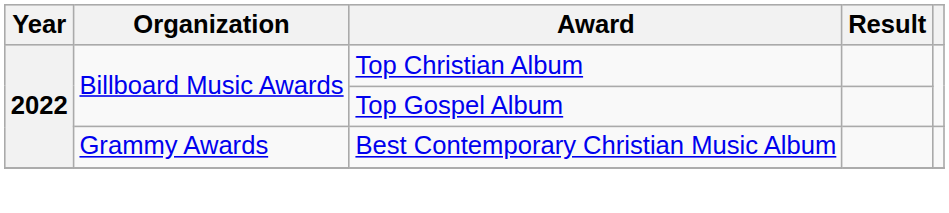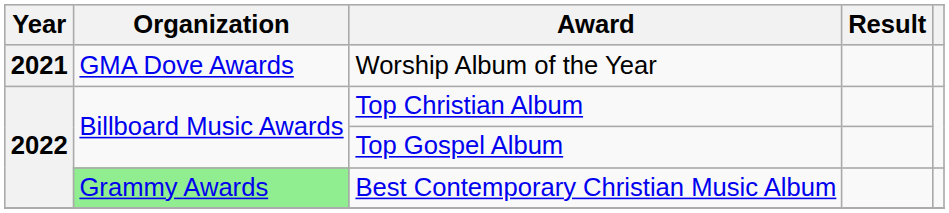+ row: (506, 65)
(174, 146) no background -> (174, 187) lightgreen background
